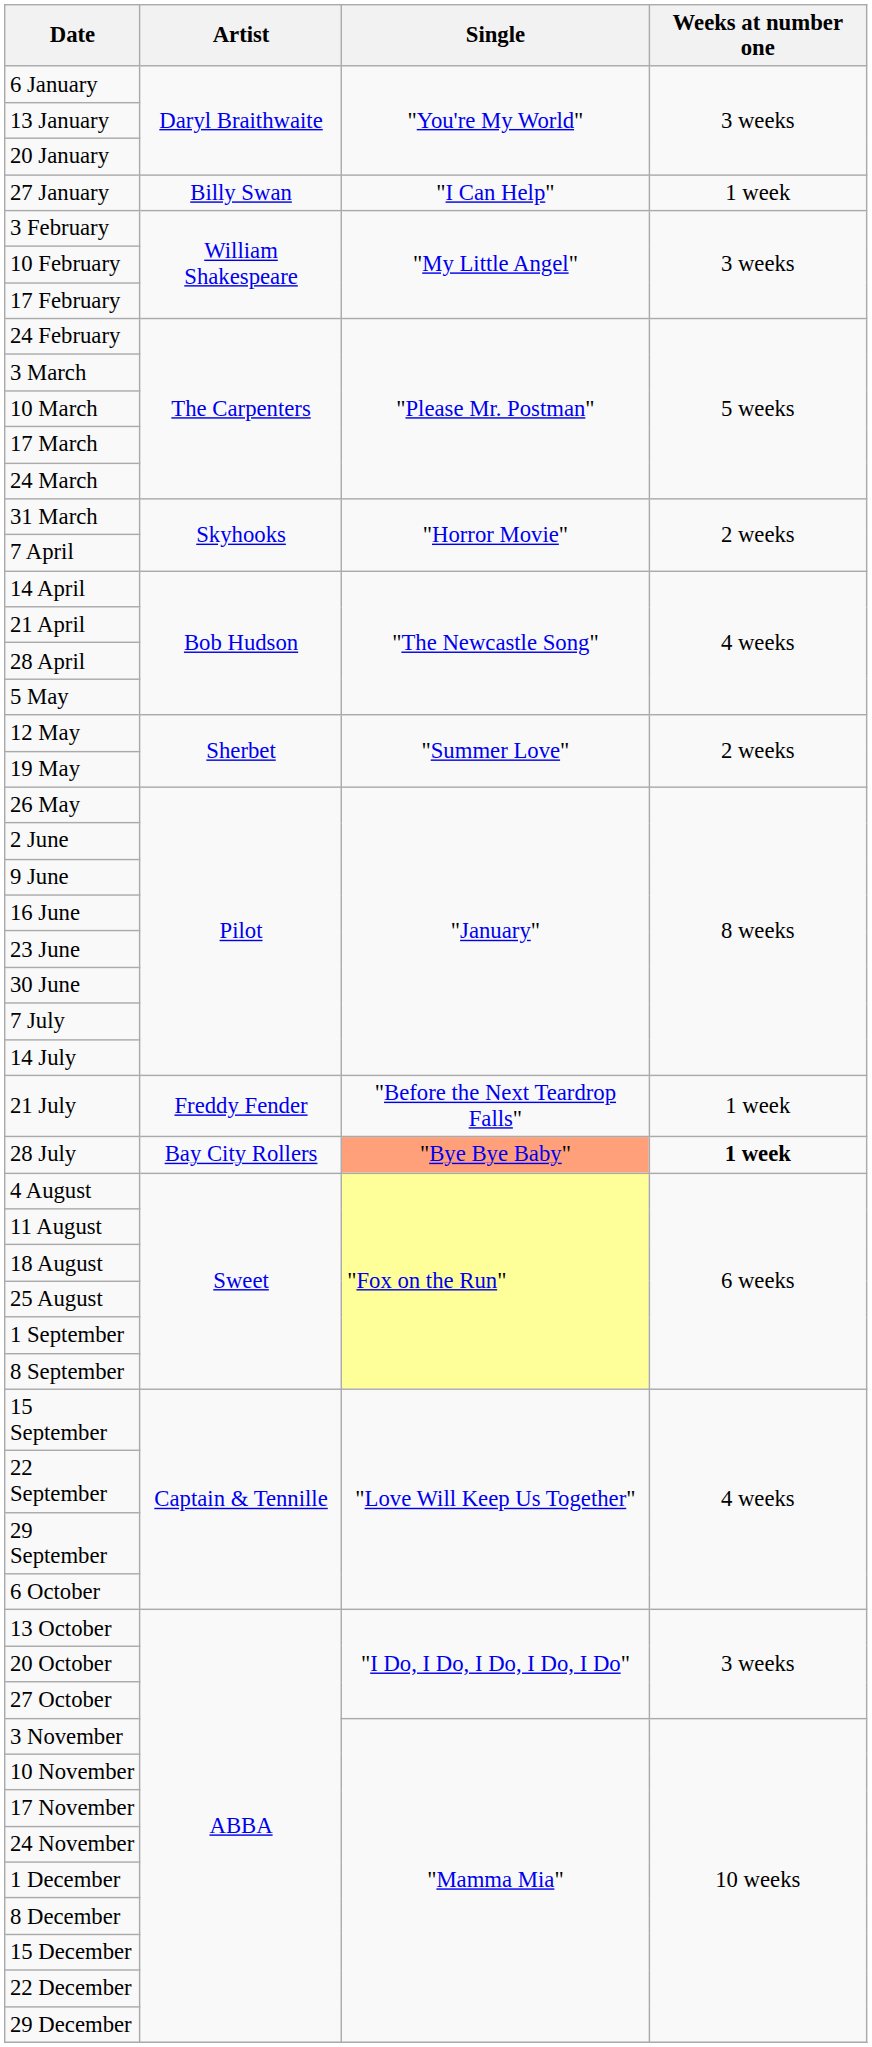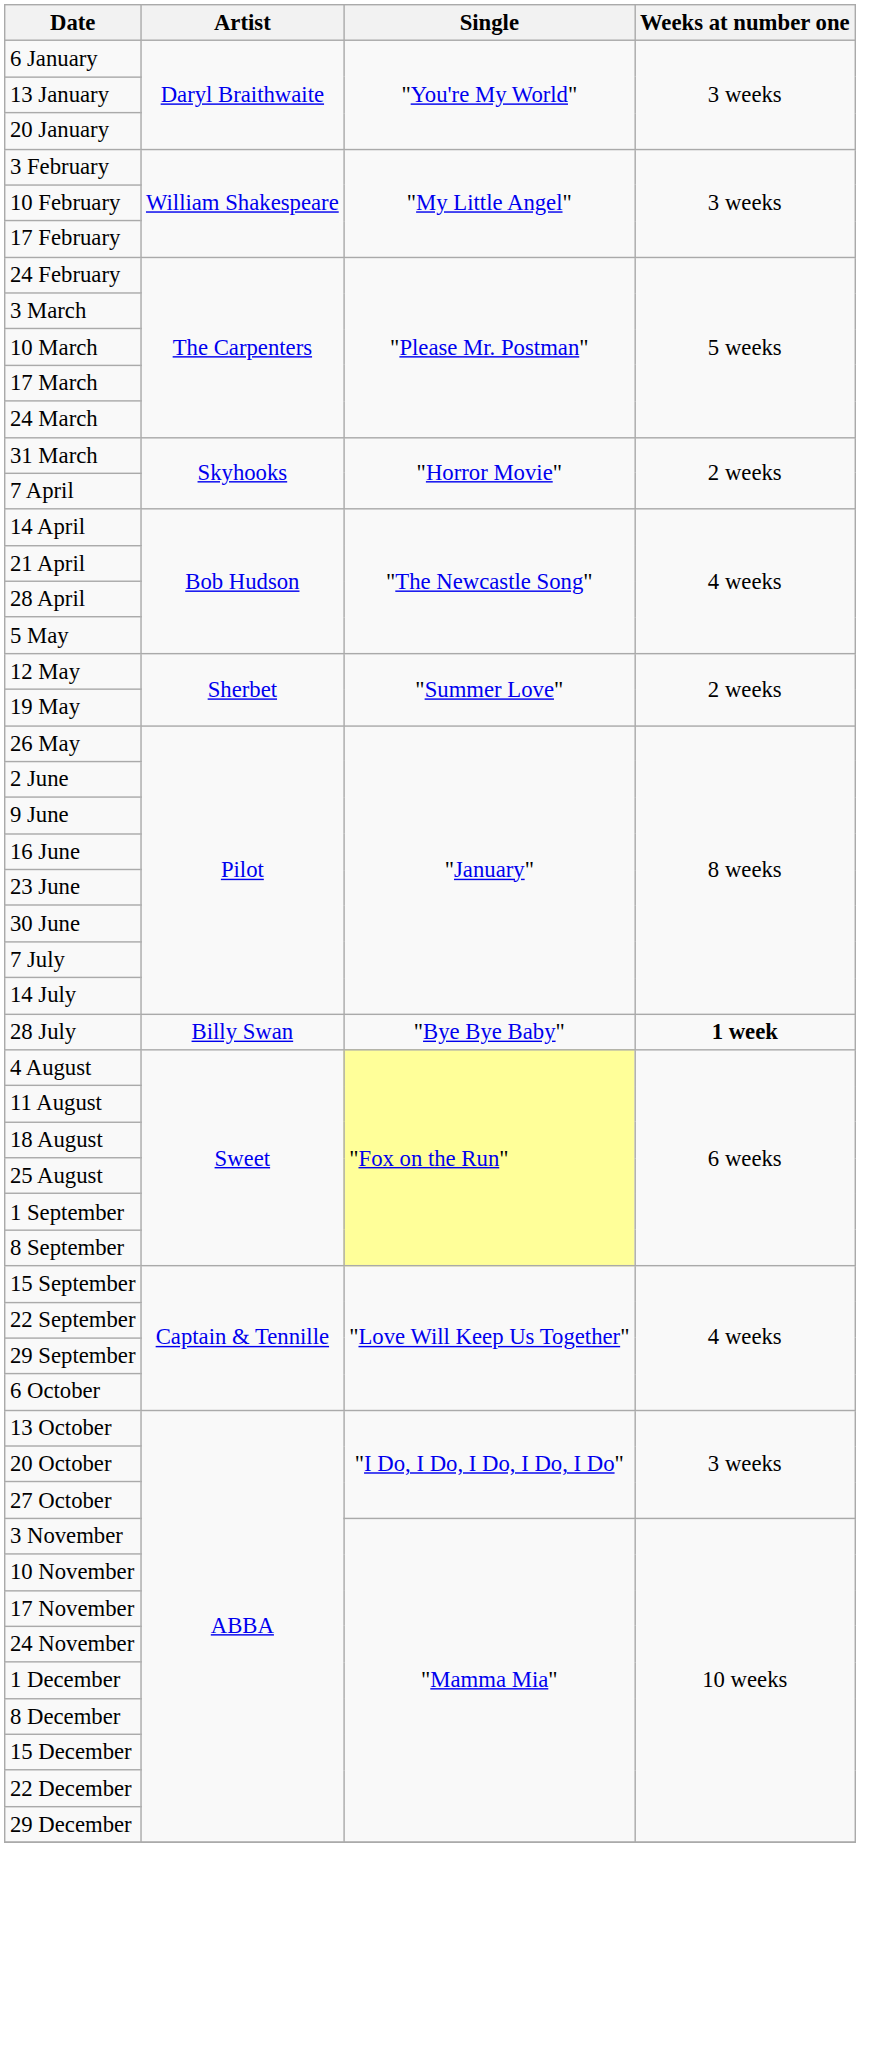- row: (59, 192)
- row: (43, 1105)
(241, 1154) Bay City Rollers -> (242, 1031) Billy Swan
(495, 1154) lightsalmon background -> (489, 1031) no background
